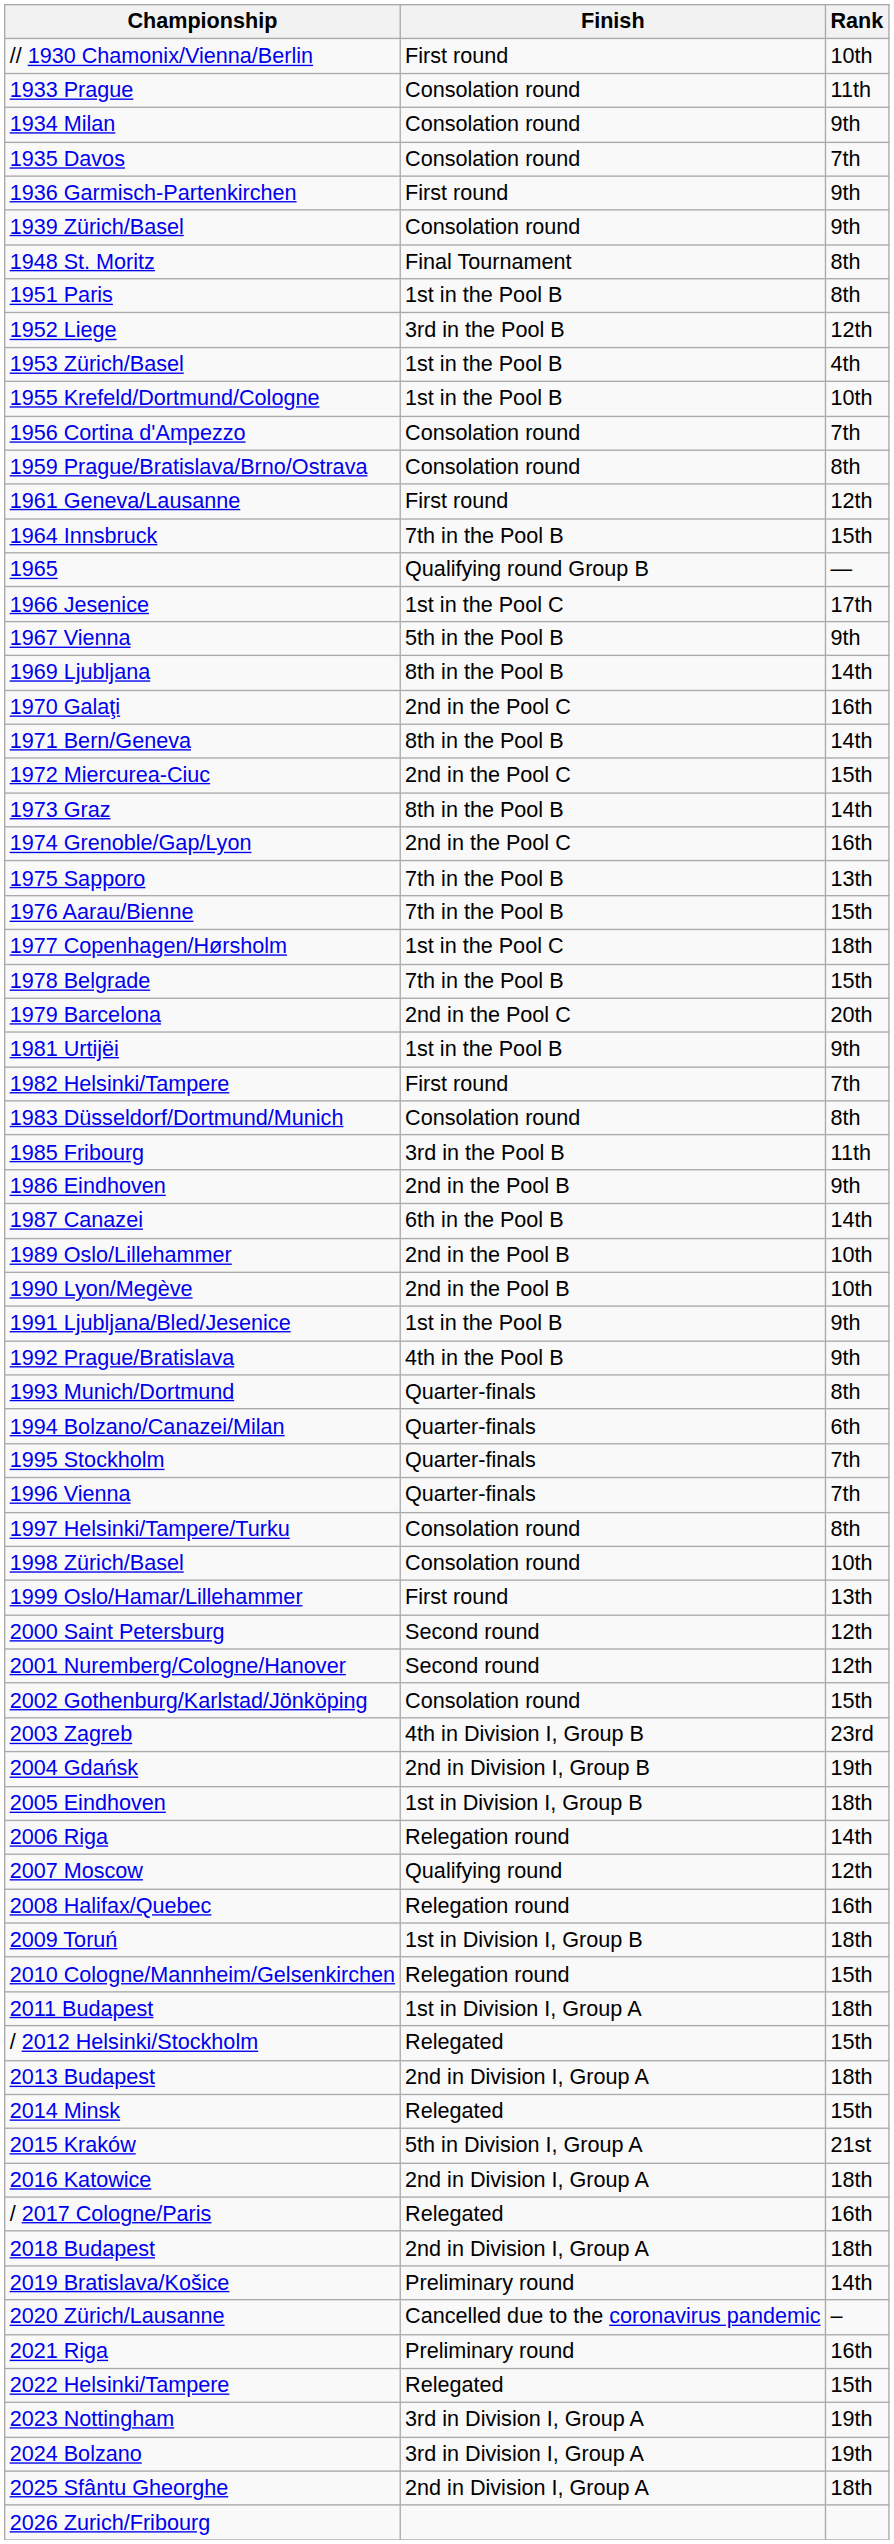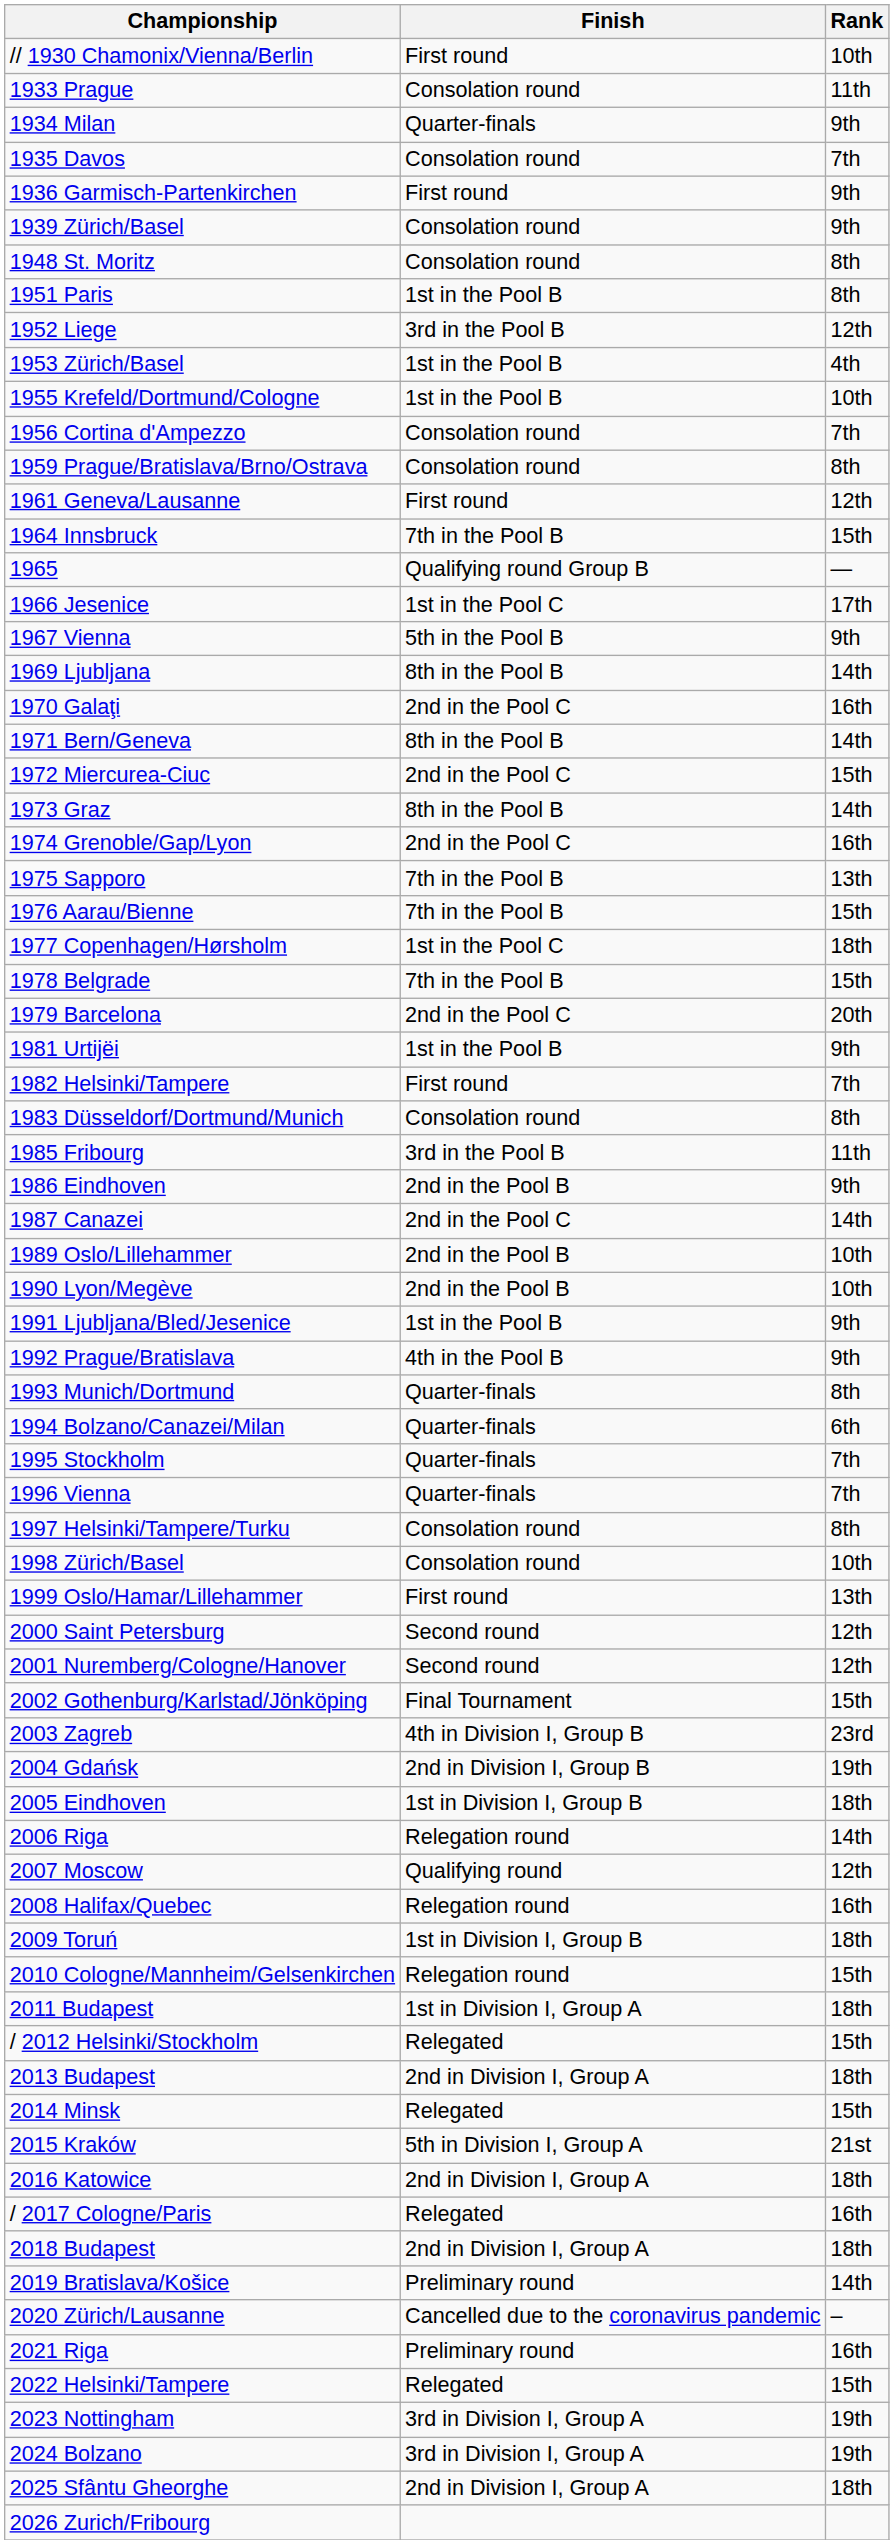(493, 124) Consolation round -> (470, 124) Quarter-finals
(488, 261) Final Tournament -> (493, 261) Consolation round
(484, 1220) 6th in the Pool B -> (488, 1220) 2nd in the Pool C
(493, 1700) Consolation round -> (488, 1700) Final Tournament
